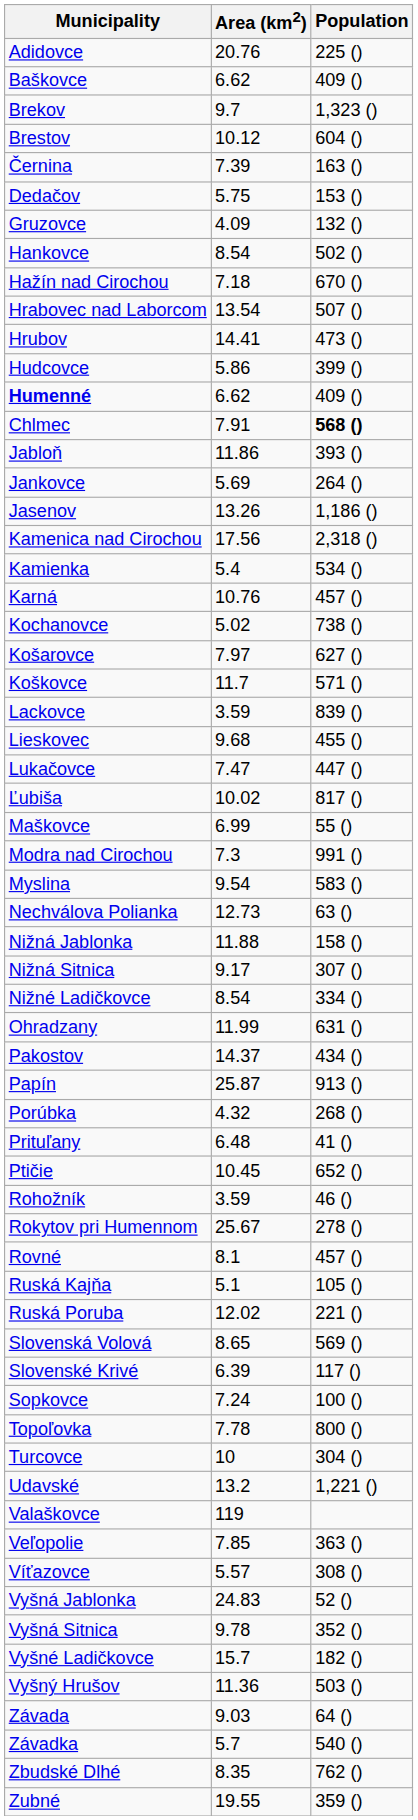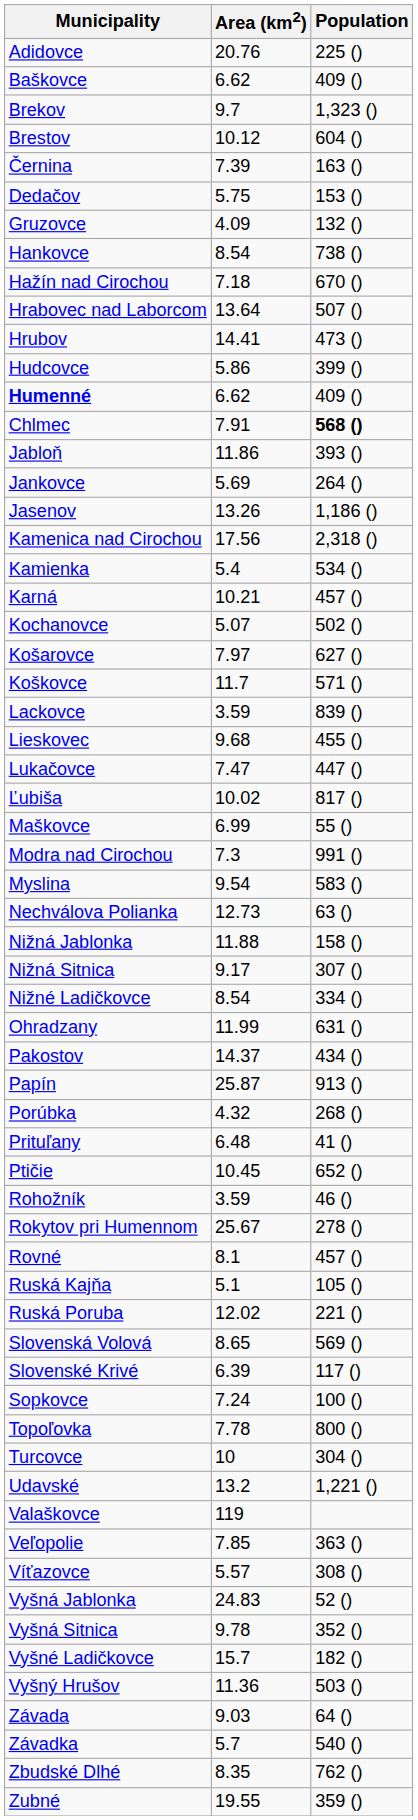(339, 253) 502 () -> (339, 253) 738 ()
(238, 310) 13.54 -> (238, 310) 13.64
(238, 597) 10.76 -> (238, 597) 10.21
(233, 625) 5.02 -> (233, 625) 5.07
(339, 625) 738 () -> (339, 625) 502 ()
